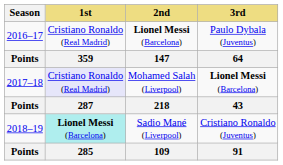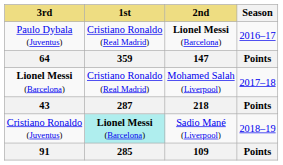columns swapped: (25, 13) <-> (238, 13)
(85, 82) lavender background -> (125, 82) no background
